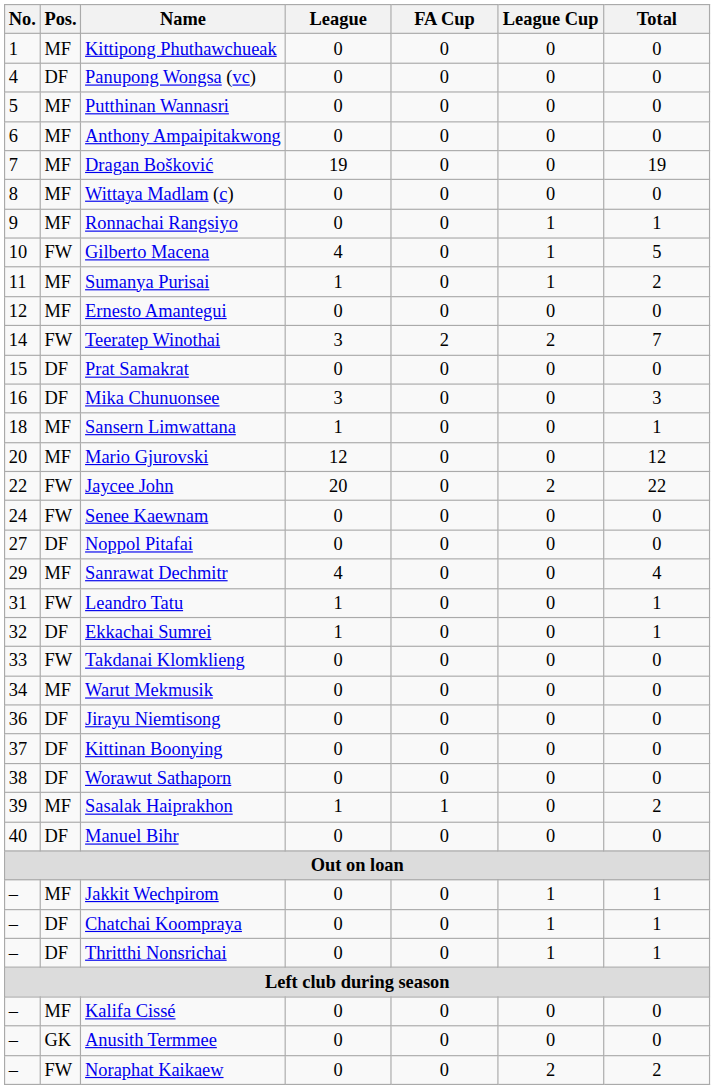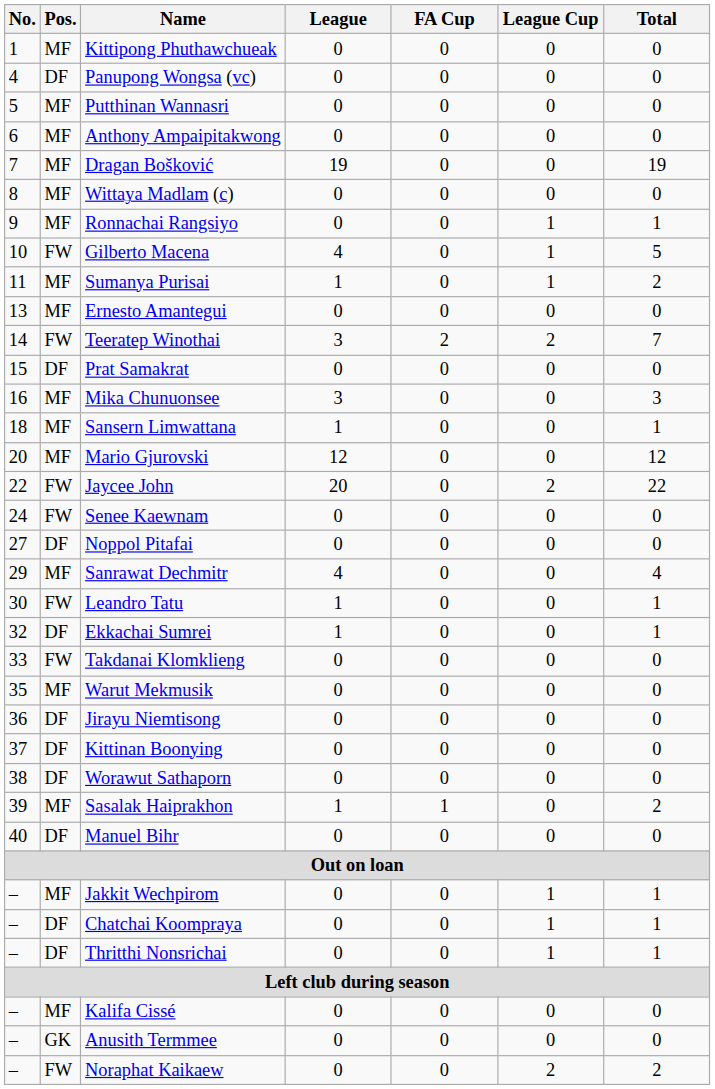(18, 310) 12 -> (18, 310) 13
(56, 398) DF -> (58, 398) MF
(18, 602) 31 -> (18, 602) 30
(18, 690) 34 -> (18, 690) 35
